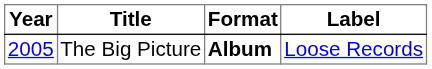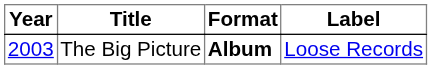(31, 49) 2005 -> (31, 49) 2003
